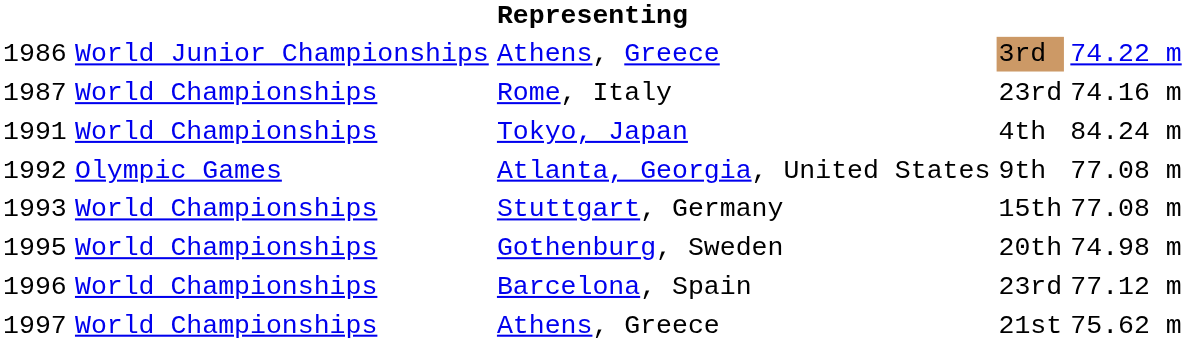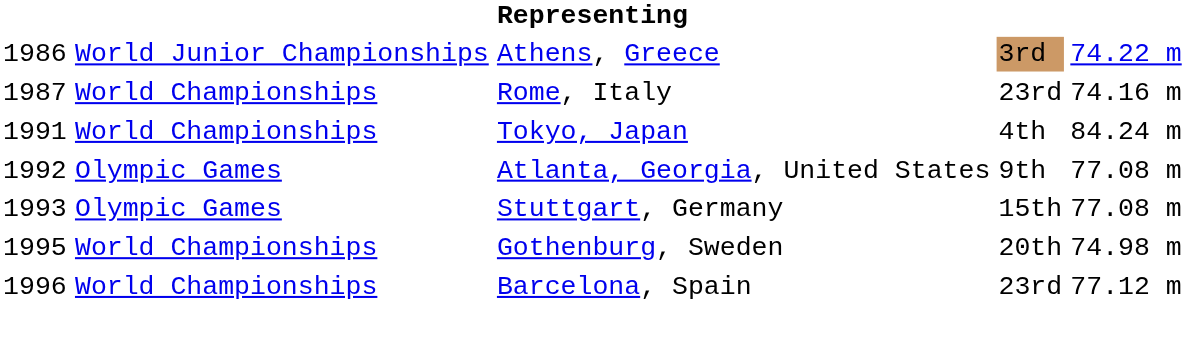(226, 209) World Championships -> (178, 209) Olympic Games
- row: (35, 325)
